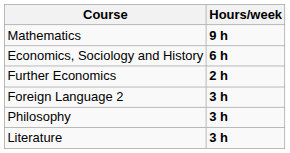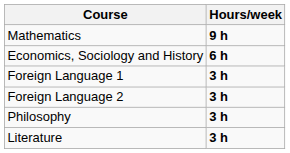- row: (62, 76)
+ row: (65, 76)
